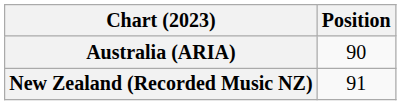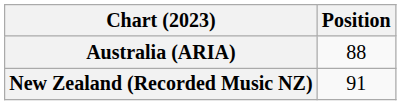(356, 52) 90 -> (356, 52) 88
